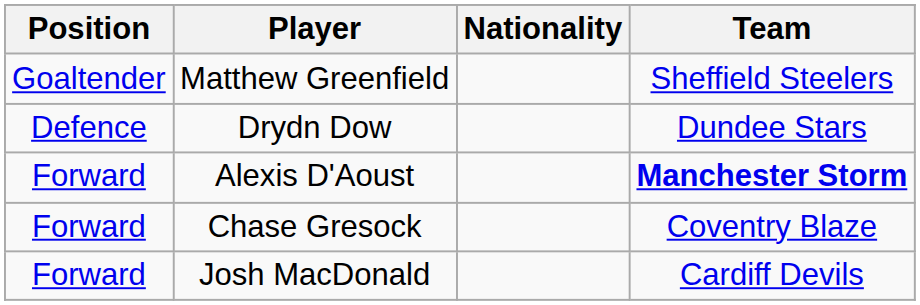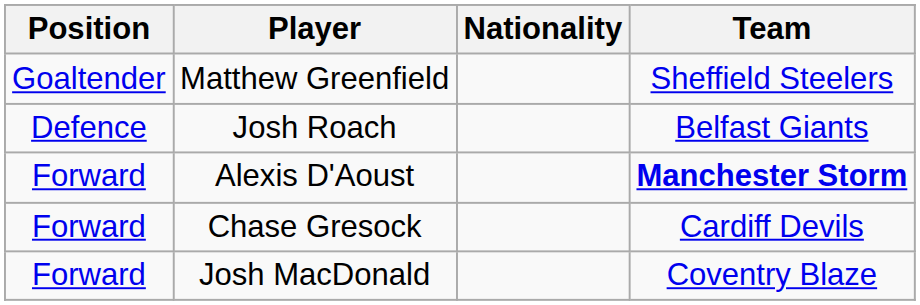- row: (315, 127)
+ row: (315, 127)
(772, 226) Coventry Blaze -> (772, 226) Cardiff Devils
(772, 275) Cardiff Devils -> (772, 275) Coventry Blaze
